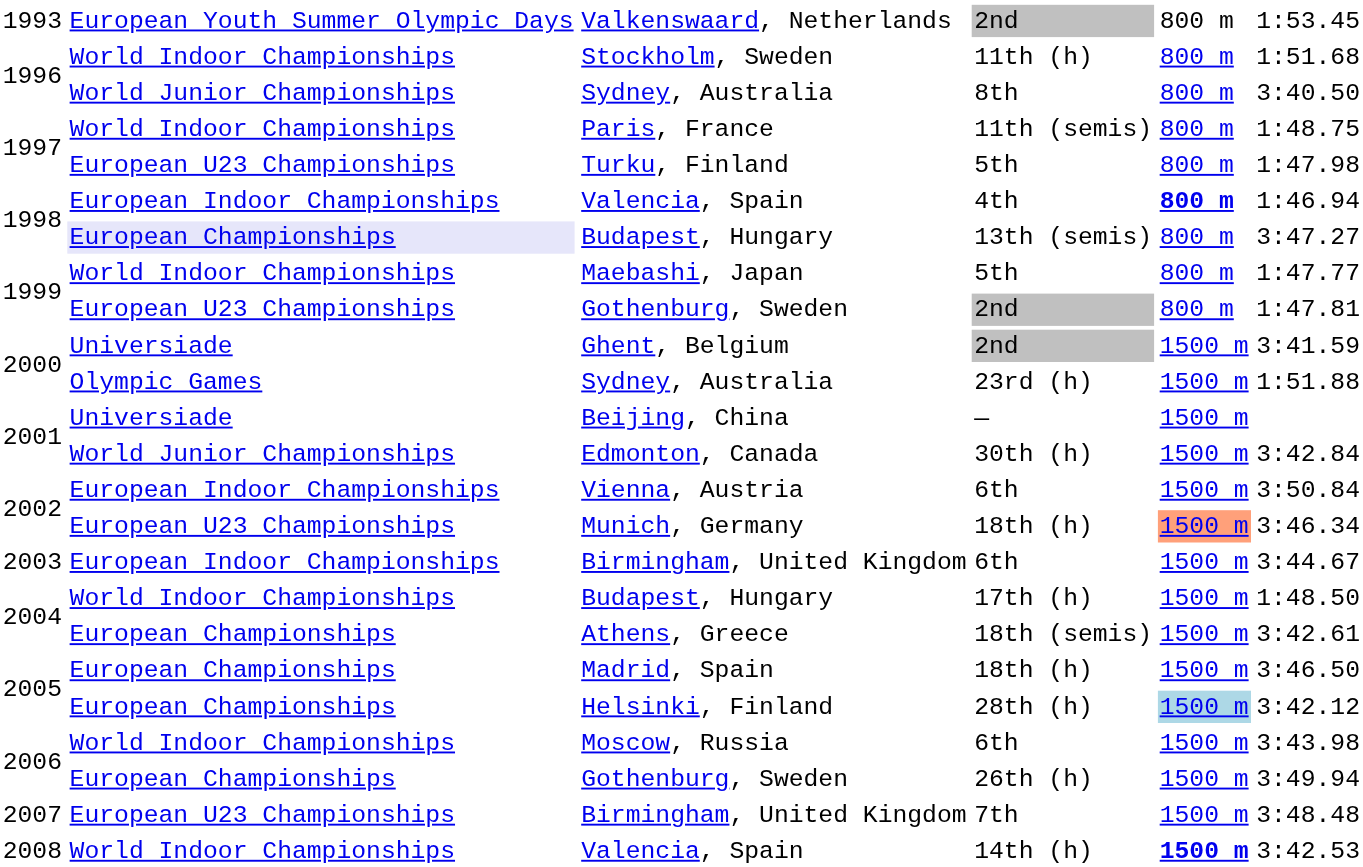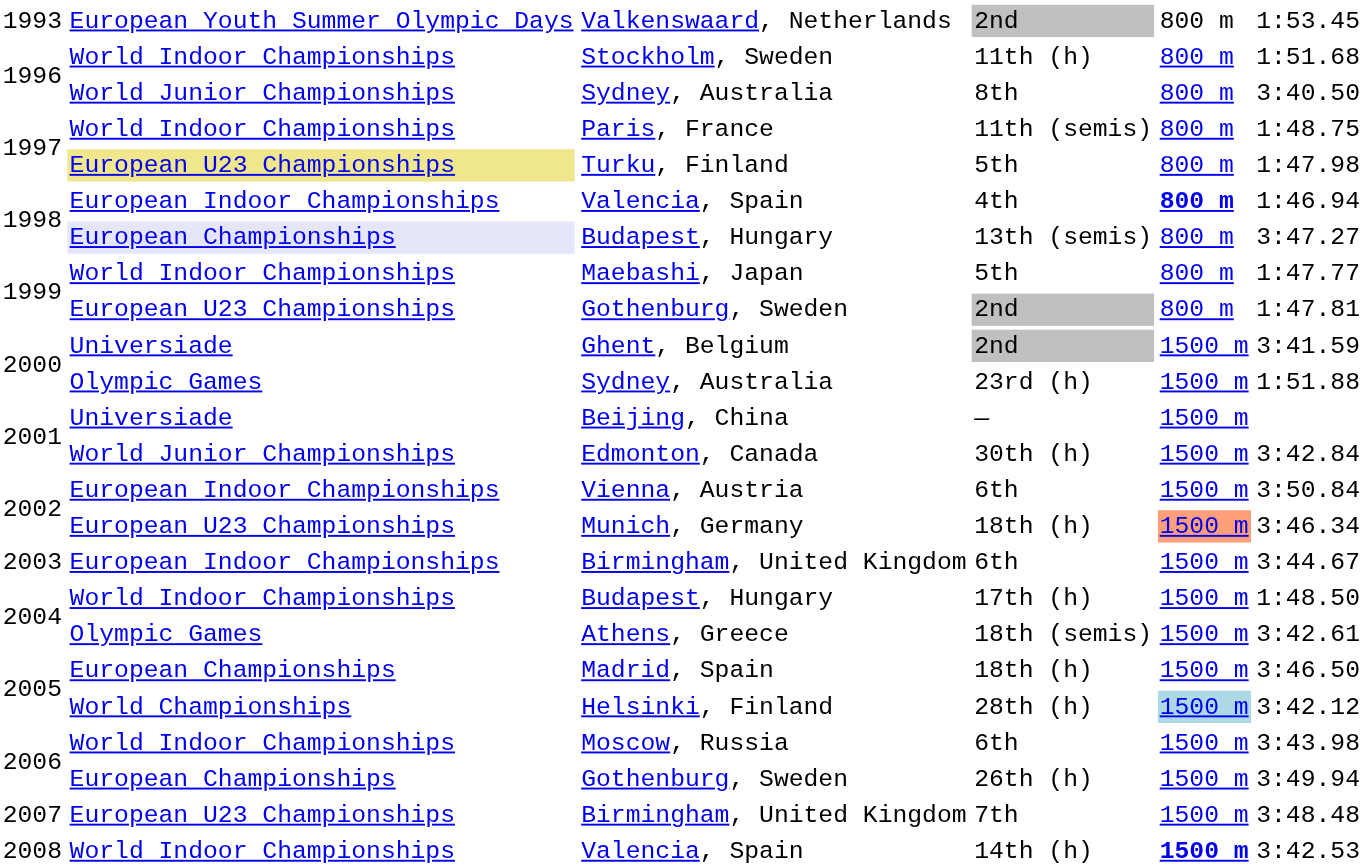(262, 165) no background -> (262, 165) khaki background
(233, 635) European Championships -> (166, 635) Olympic Games
(233, 707) European Championships -> (210, 707) World Championships
